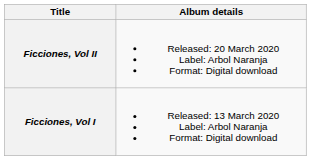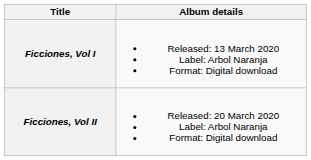rows swapped: (60, 121) <-> (60, 53)
